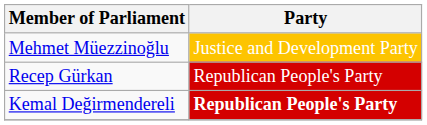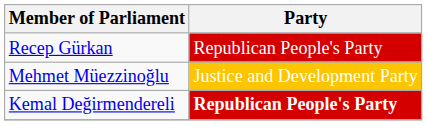rows swapped: (89, 47) <-> (61, 76)
